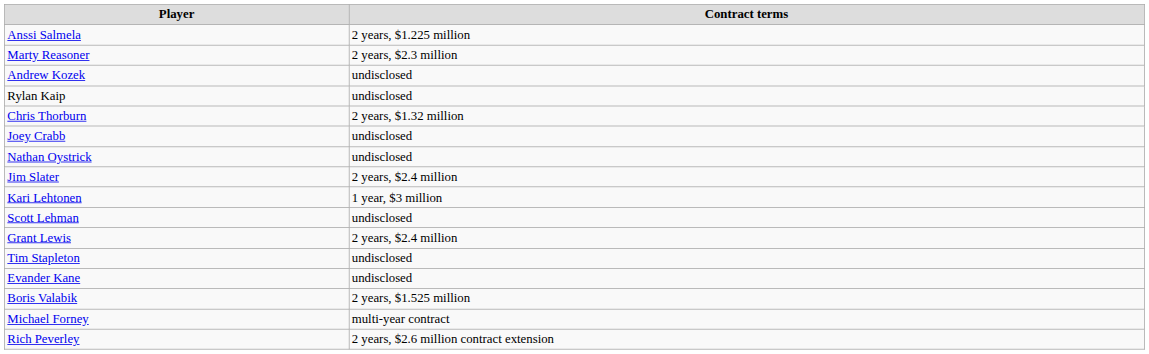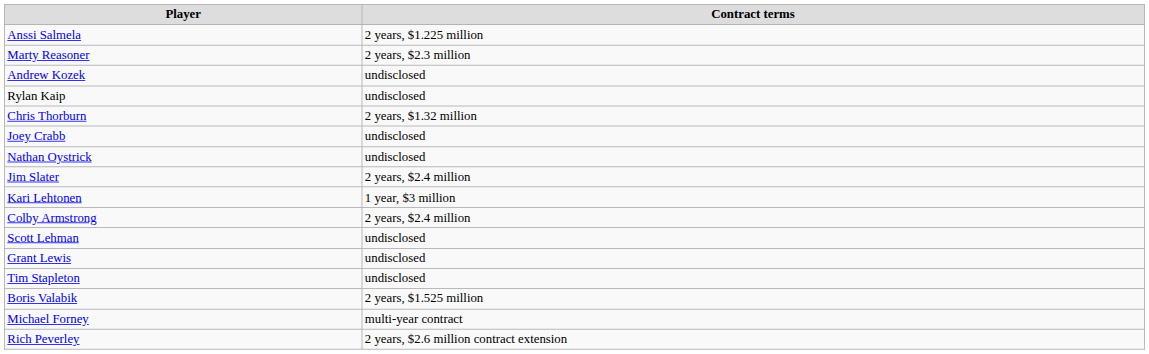+ row: (52, 217)
(405, 237) 2 years, $2.4 million -> (395, 258) undisclosed
- row: (44, 278)
